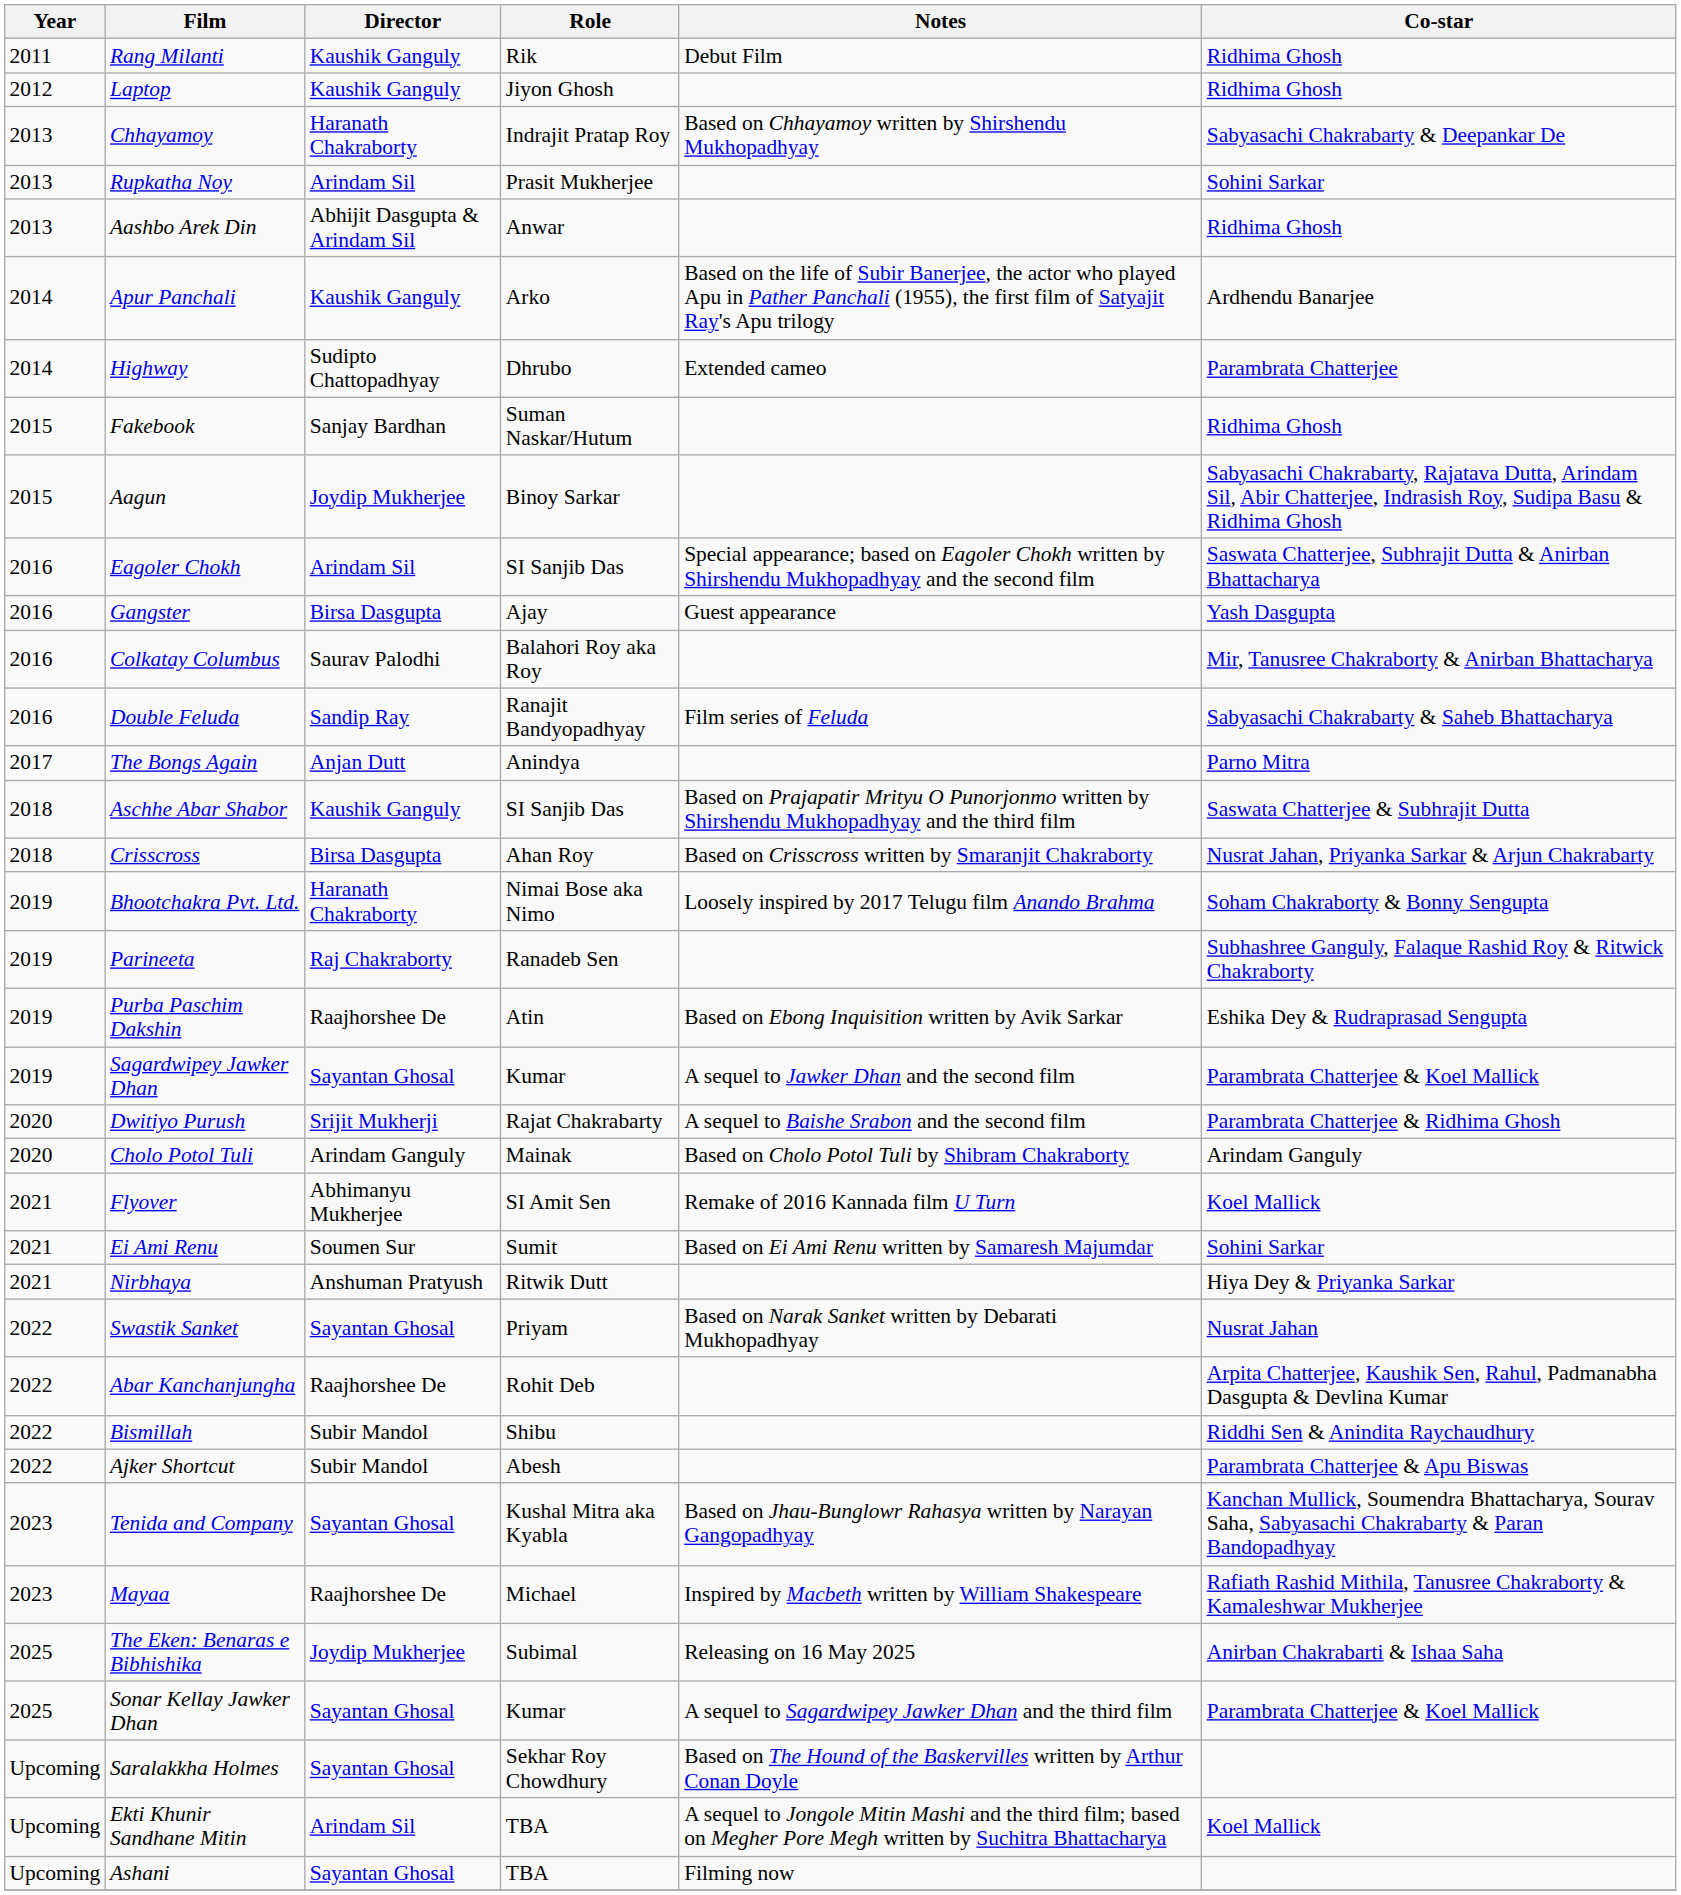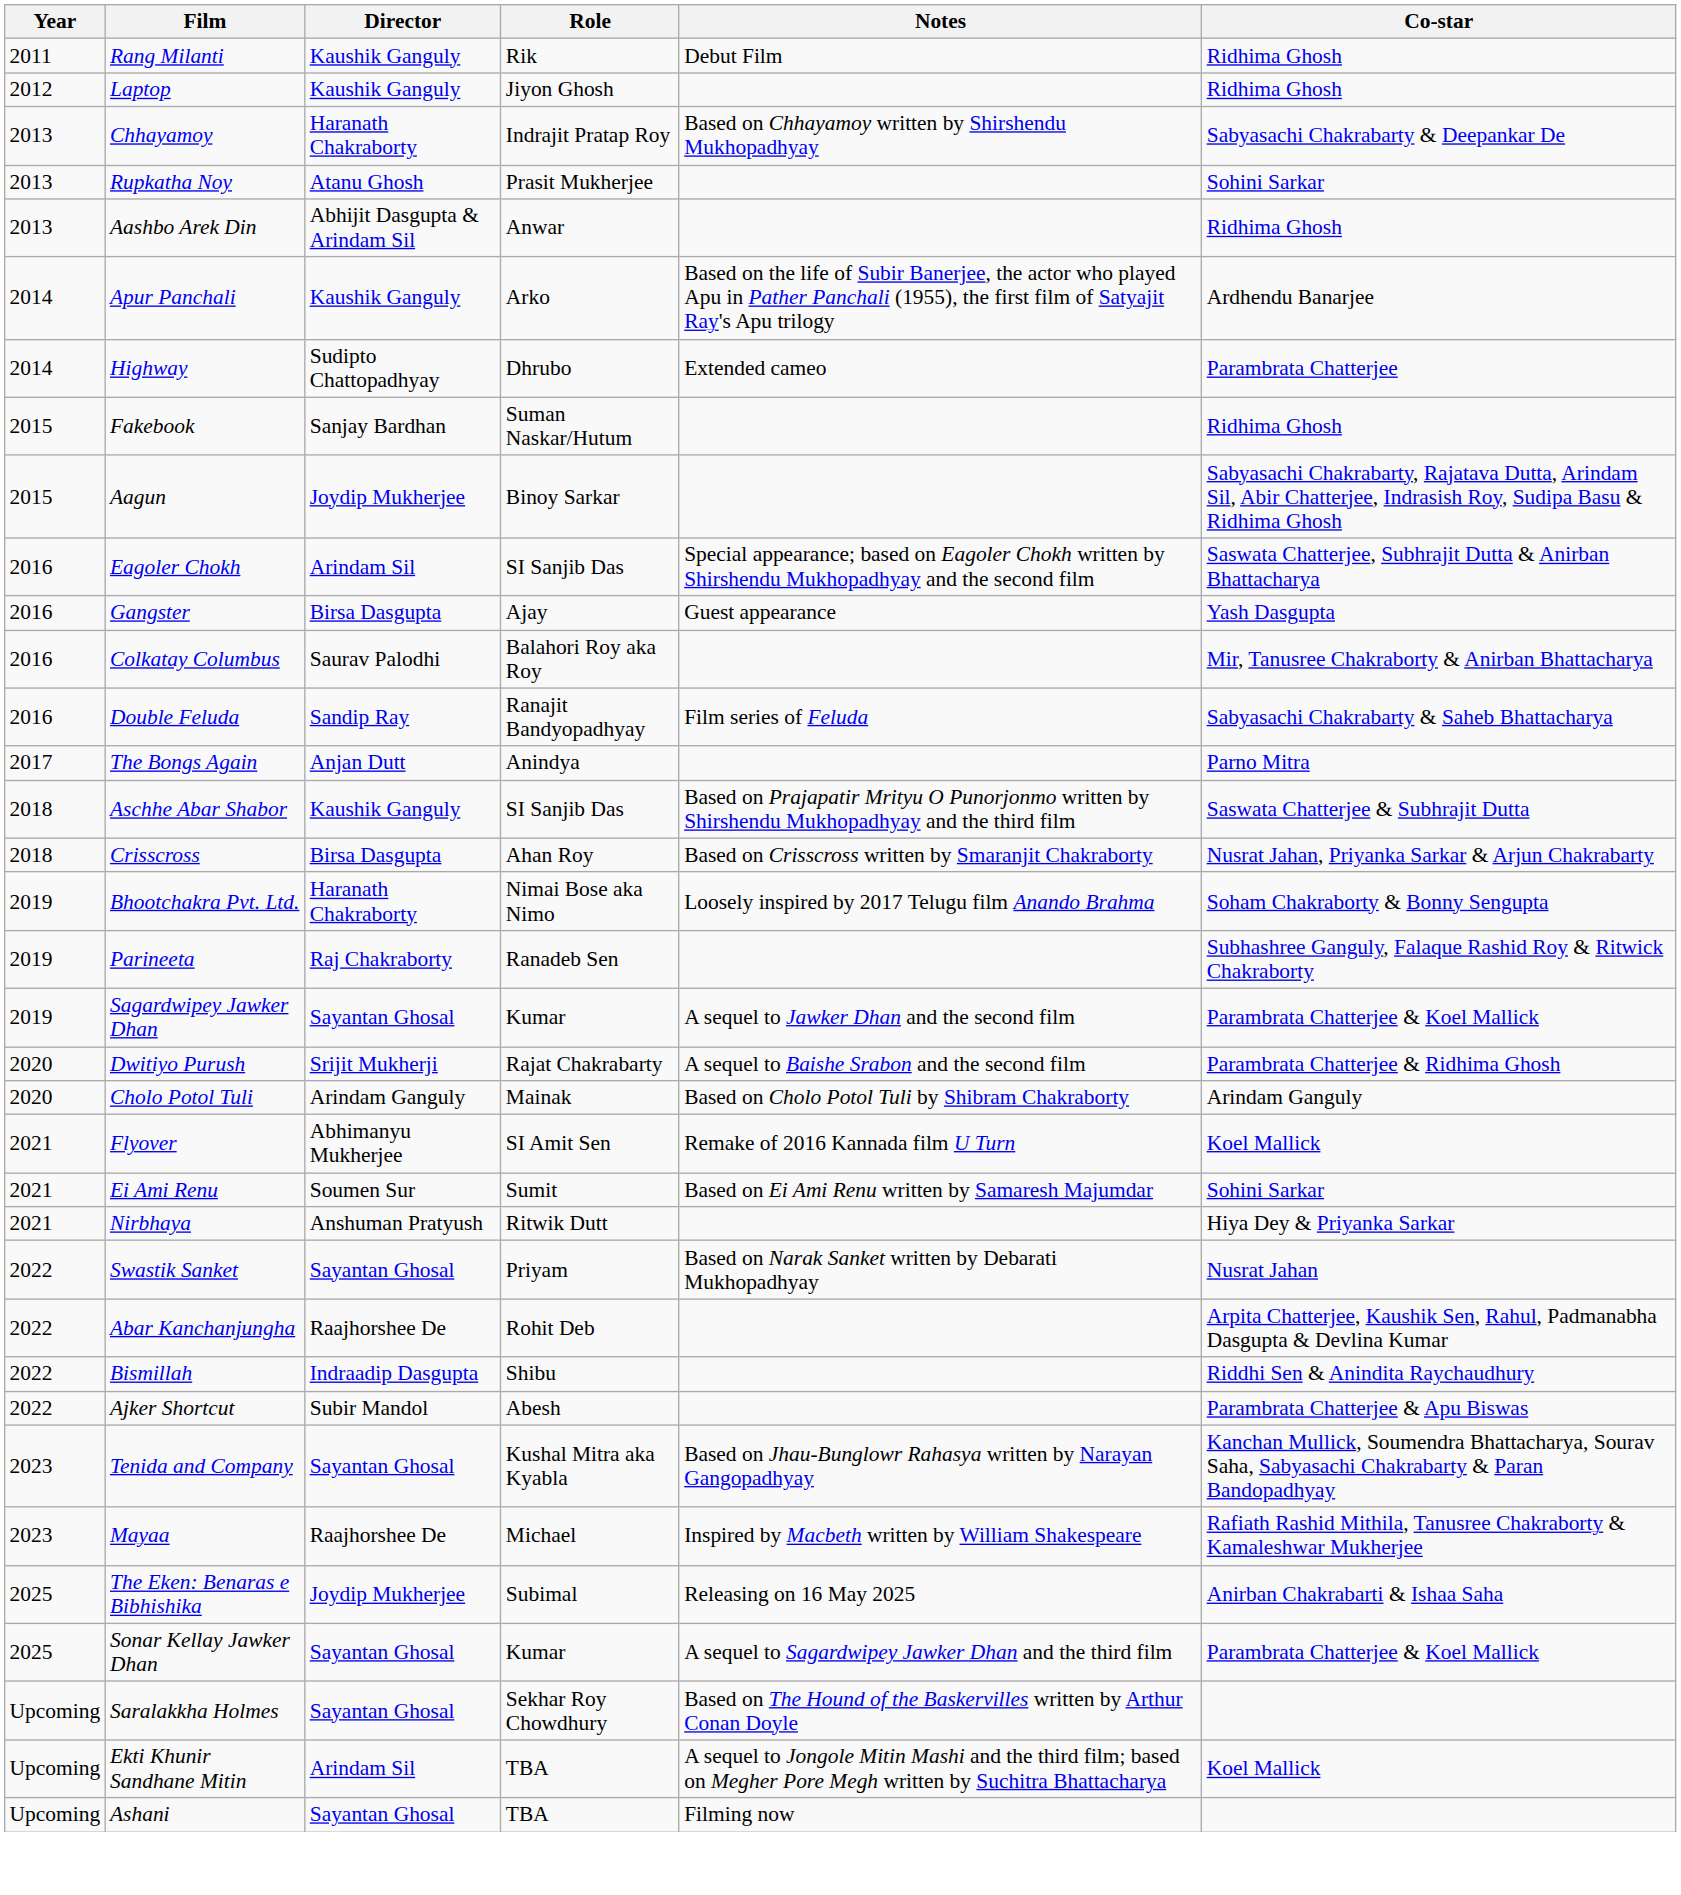(362, 181) Arindam Sil -> (367, 181) Atanu Ghosh
- row: (176, 1017)
(369, 1431) Subir Mandol -> (394, 1373) Indraadip Dasgupta
